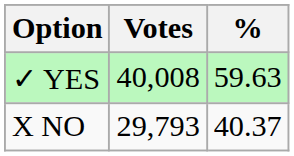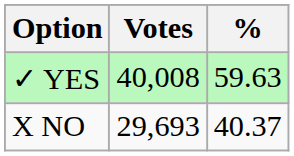(158, 126) 29,793 -> (158, 126) 29,693
